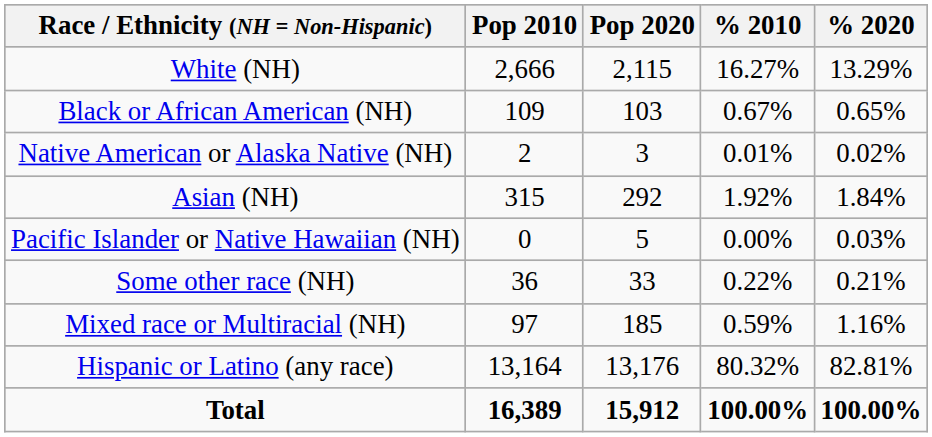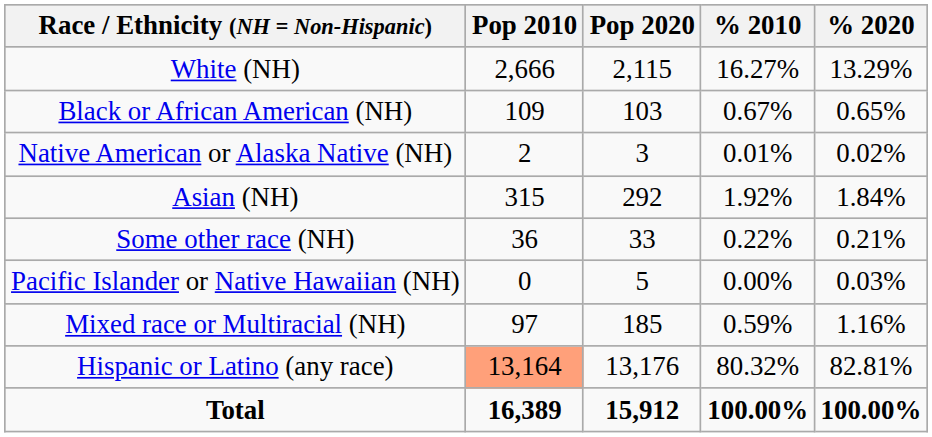rows swapped: (235, 238) <-> (235, 281)
(525, 366) no background -> (525, 366) lightsalmon background
